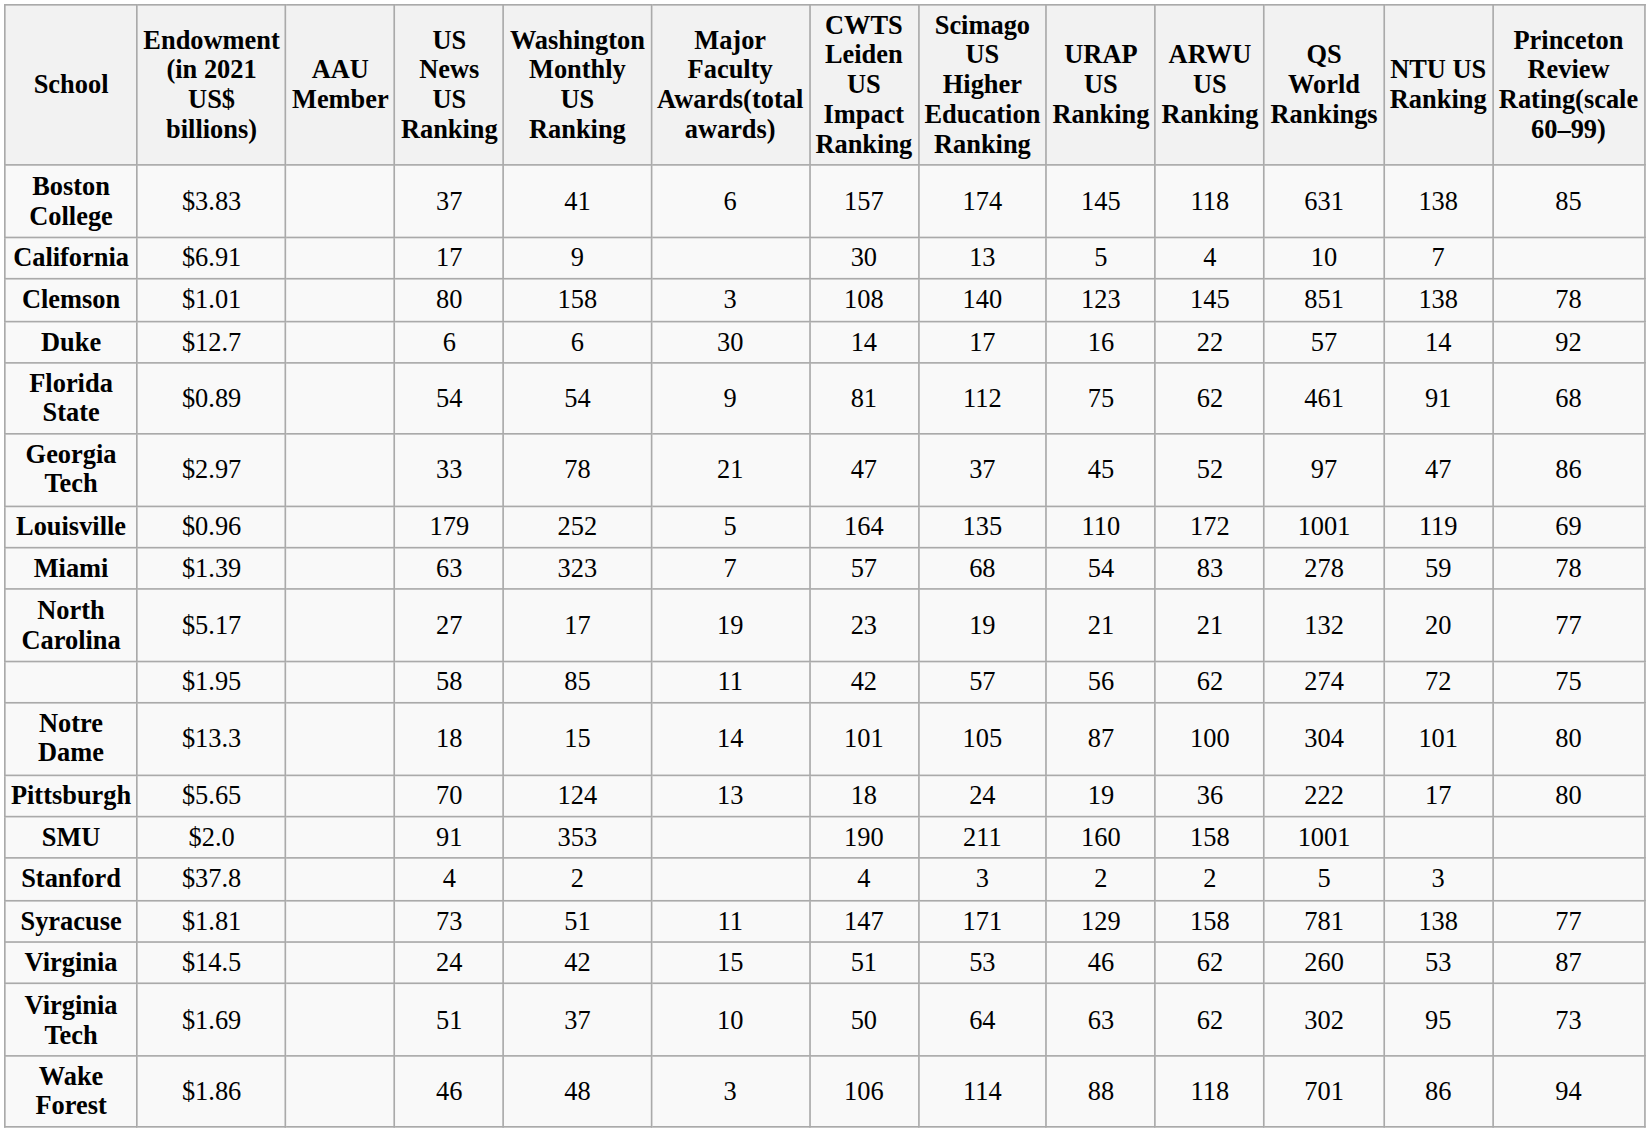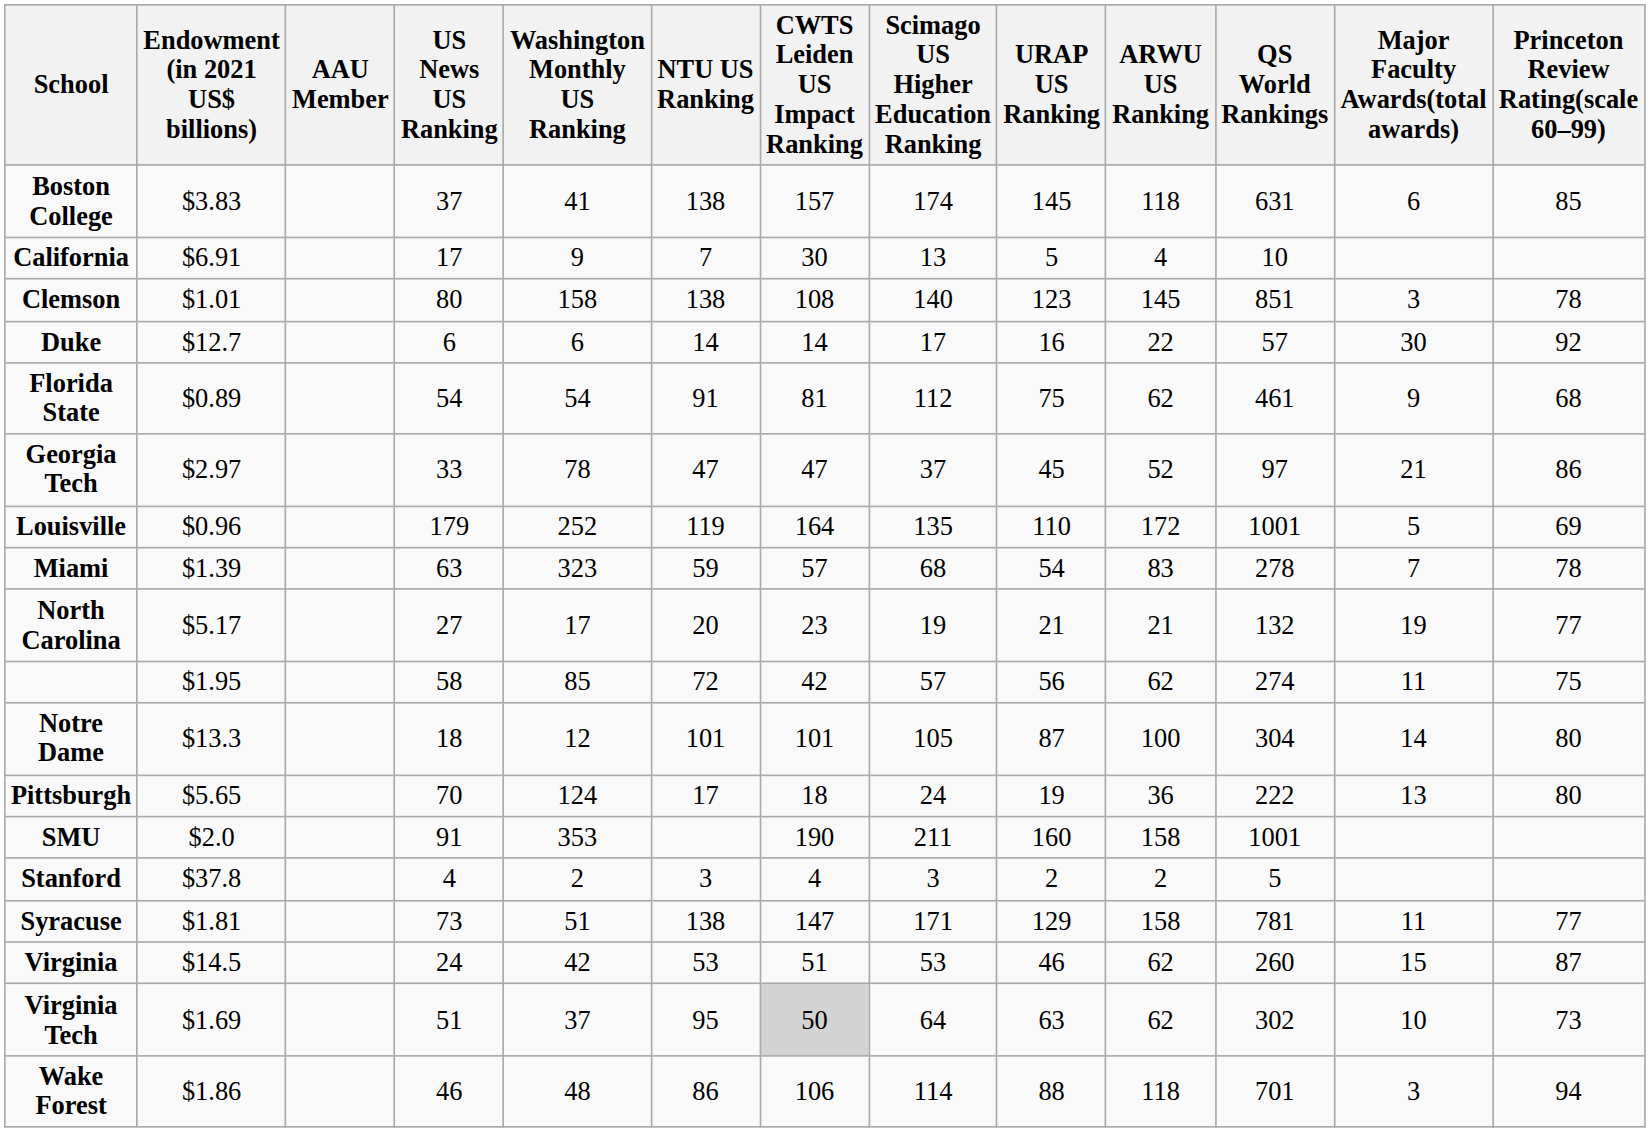columns swapped: (1438, 84) <-> (730, 84)
(577, 738) 15 -> (577, 738) 12
(864, 1019) no background -> (815, 1019) lightgrey background
